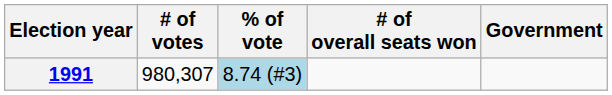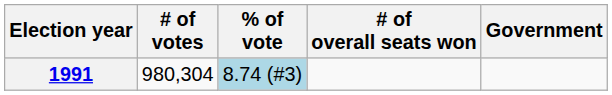(178, 74) 980,307 -> (178, 74) 980,304
